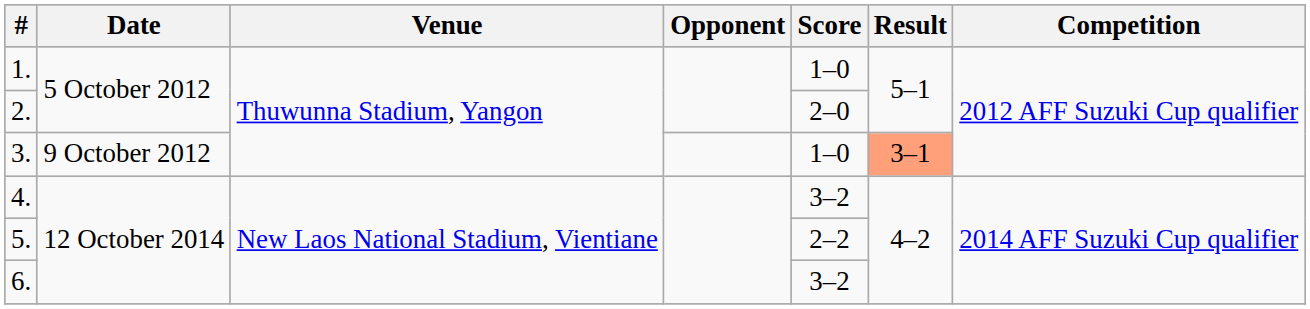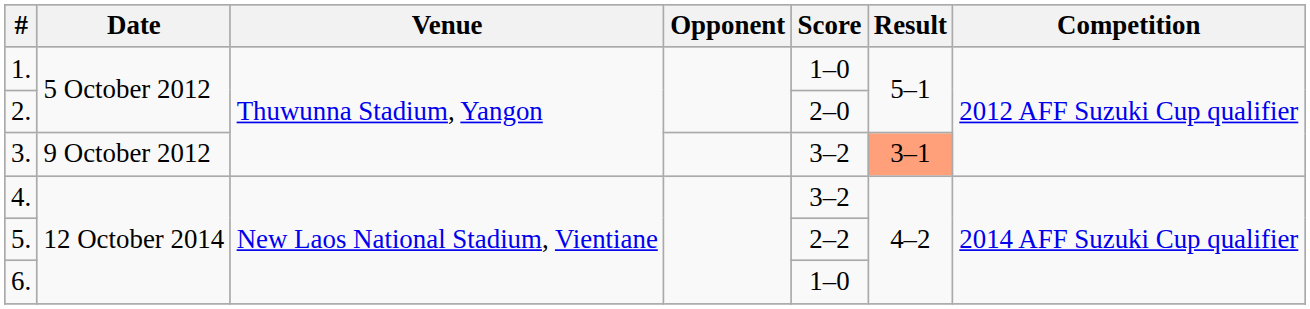(829, 153) 1–0 -> (829, 153) 3–2
(829, 281) 3–2 -> (829, 281) 1–0
